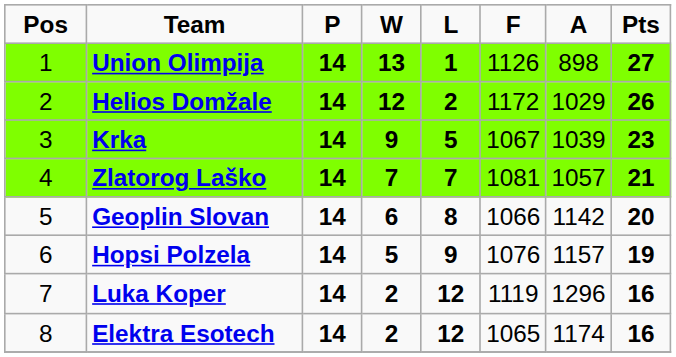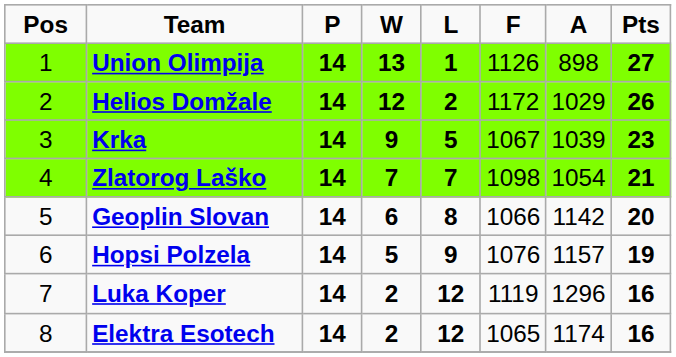(513, 178) 1081 -> (513, 178) 1098
(579, 178) 1057 -> (579, 178) 1054
